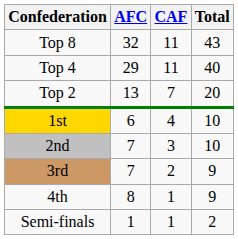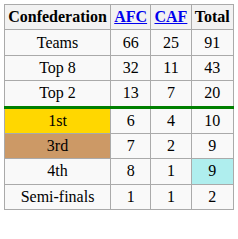+ row: (58, 42)
- row: (58, 67)
- row: (58, 146)
(212, 196) no background -> (212, 171) paleturquoise background
